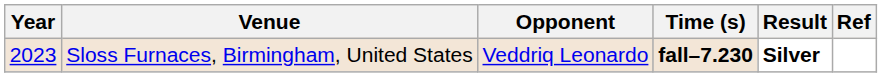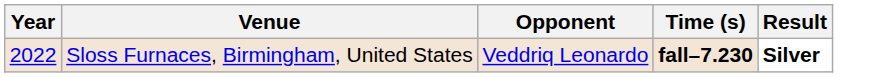- column: (854, 22)
(33, 55) 2023 -> (33, 55) 2022
